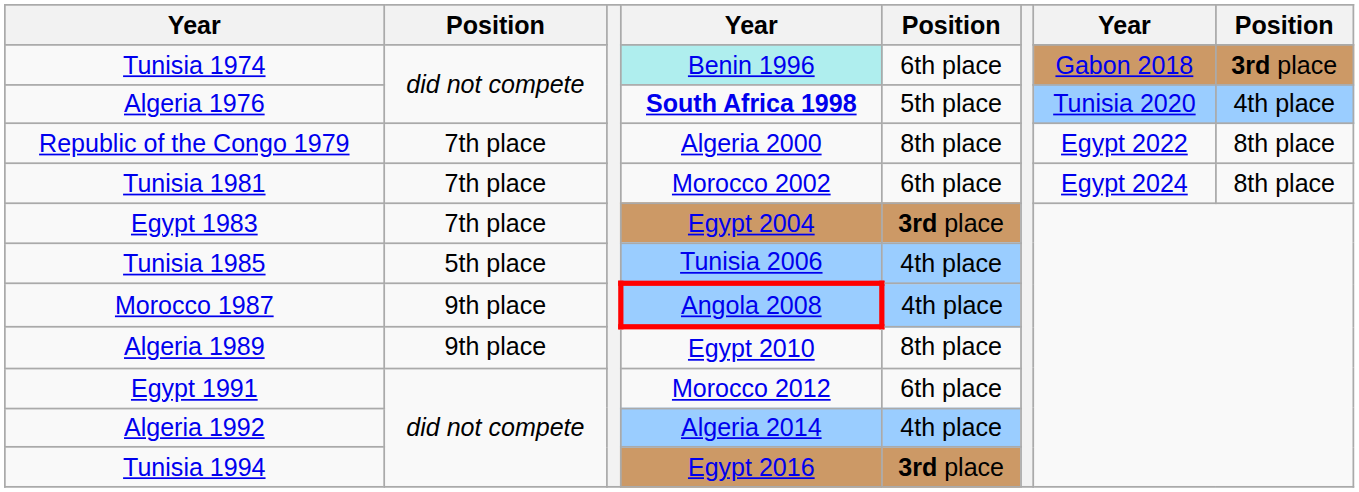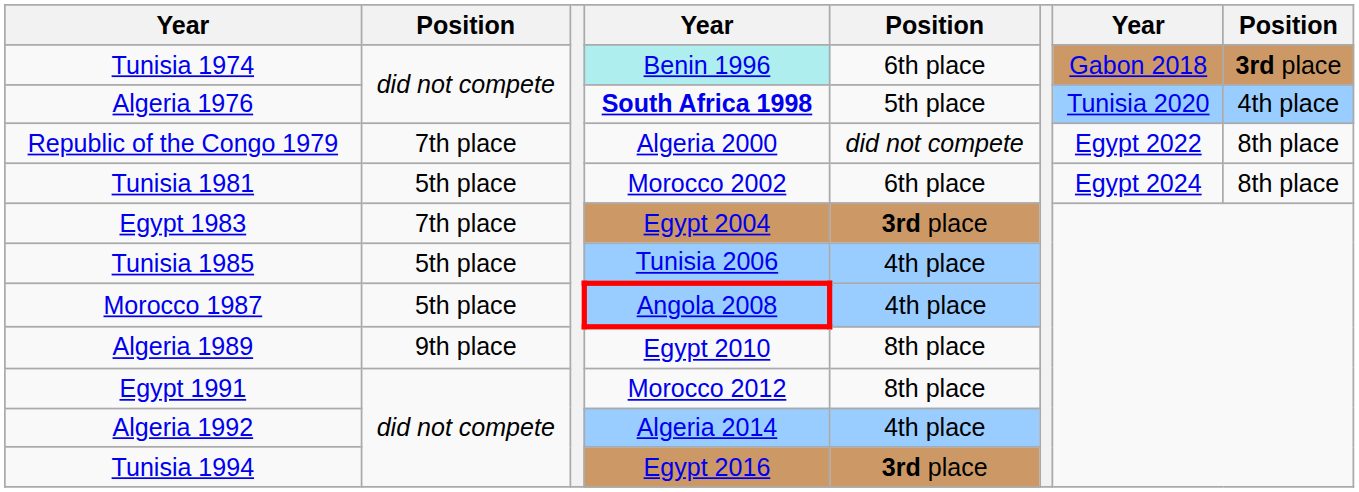(951, 144) 8th place -> (935, 144) did not compete
(495, 183) 7th place -> (466, 183) 5th place
(495, 306) 9th place -> (466, 306) 5th place
(951, 388) 6th place -> (935, 388) 8th place
